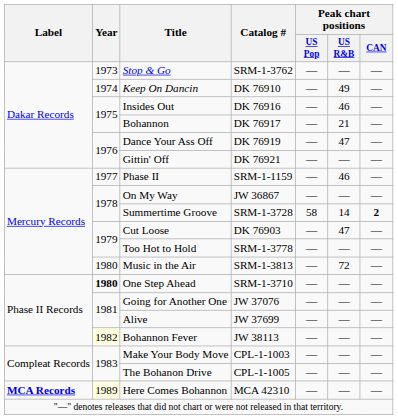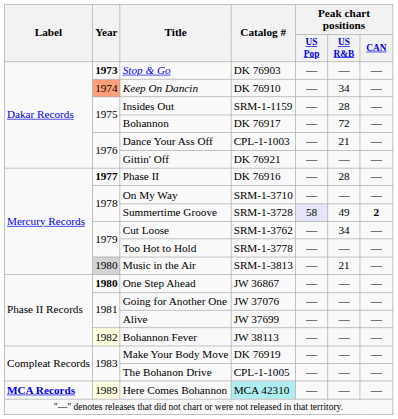(106, 70) normal -> (106, 70) bold
(263, 70) SRM-1-3762 -> (257, 70) DK 76903
(106, 88) no background -> (106, 88) lightsalmon background
(344, 88) 49 -> (344, 88) 34
(257, 106) DK 76916 -> (263, 106) SRM-1-1159
(344, 106) 46 -> (344, 106) 28
(344, 123) 21 -> (344, 123) 72
(257, 141) DK 76919 -> (262, 141) CPL-1-1003
(344, 141) 47 -> (344, 141) 21
(106, 177) normal -> (106, 177) bold
(263, 177) SRM-1-1159 -> (257, 177) DK 76916
(344, 177) 46 -> (344, 177) 28
(256, 194) JW 36867 -> (263, 194) SRM-1-3710
(312, 212) no background -> (312, 212) lavender background
(344, 212) 14 -> (344, 212) 49
(257, 230) DK 76903 -> (263, 230) SRM-1-3762
(344, 230) 47 -> (344, 230) 34
(106, 265) no background -> (106, 265) lightgrey background
(344, 265) 72 -> (344, 265) 21
(263, 283) SRM-1-3710 -> (256, 283) JW 36867
(262, 354) CPL-1-1003 -> (257, 354) DK 76919
(262, 390) no background -> (262, 390) paleturquoise background
